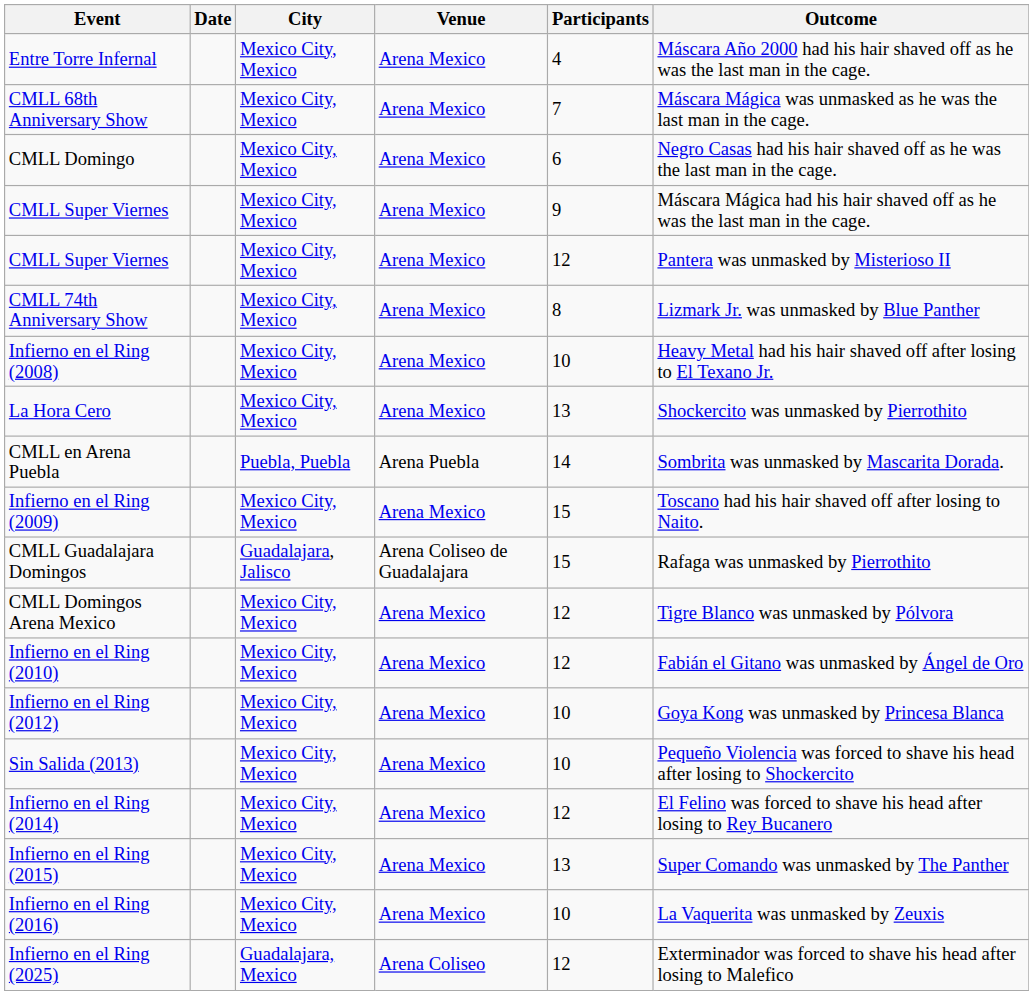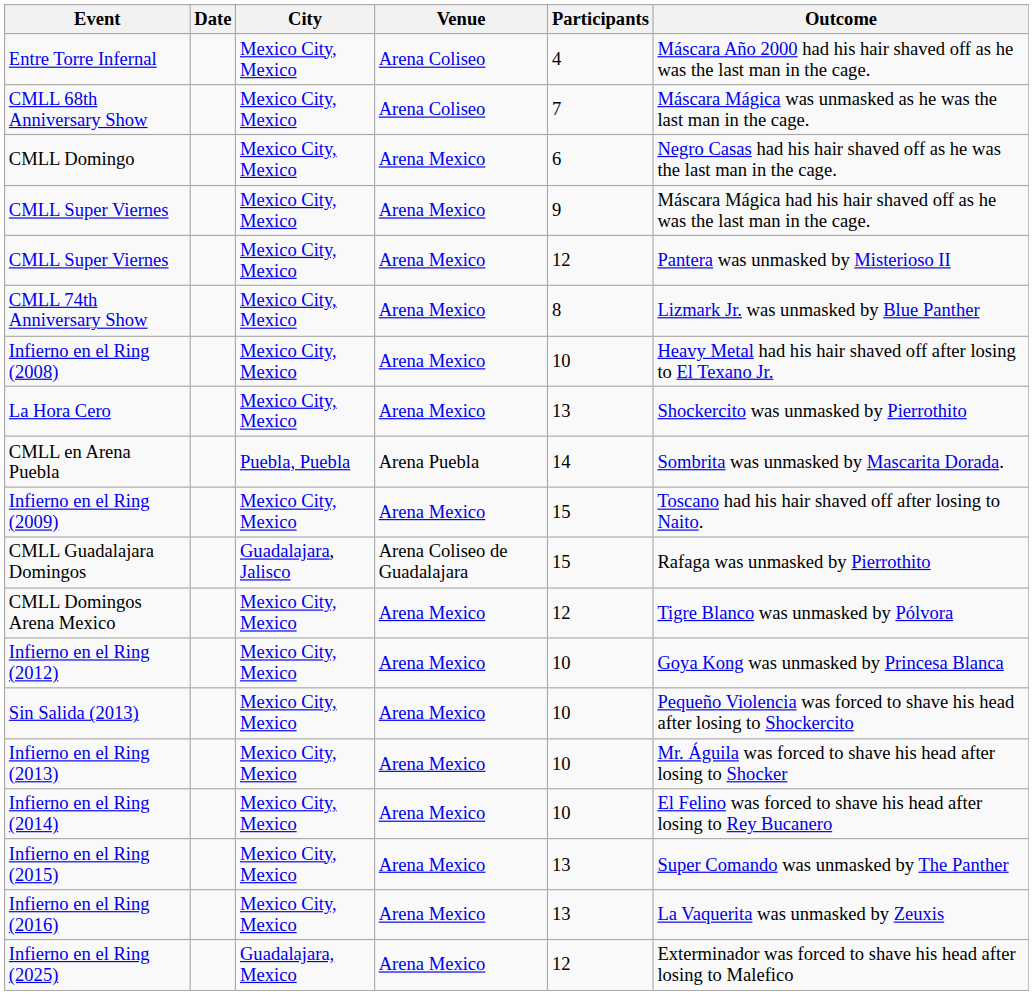(432, 59) Arena Mexico -> (432, 59) Arena Coliseo
(432, 109) Arena Mexico -> (432, 109) Arena Coliseo
- row: (79, 662)
+ row: (79, 763)
(561, 813) 12 -> (561, 813) 10
(561, 914) 10 -> (561, 914) 13
(432, 964) Arena Coliseo -> (432, 964) Arena Mexico
